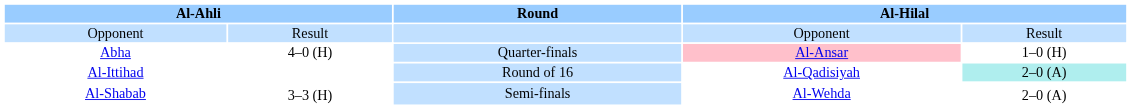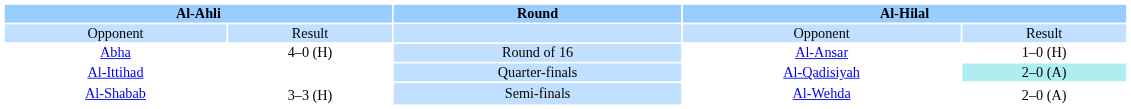(538, 52) Quarter-finals -> (538, 52) Round of 16
(822, 52) pink background -> (822, 52) no background
(538, 72) Round of 16 -> (538, 72) Quarter-finals
